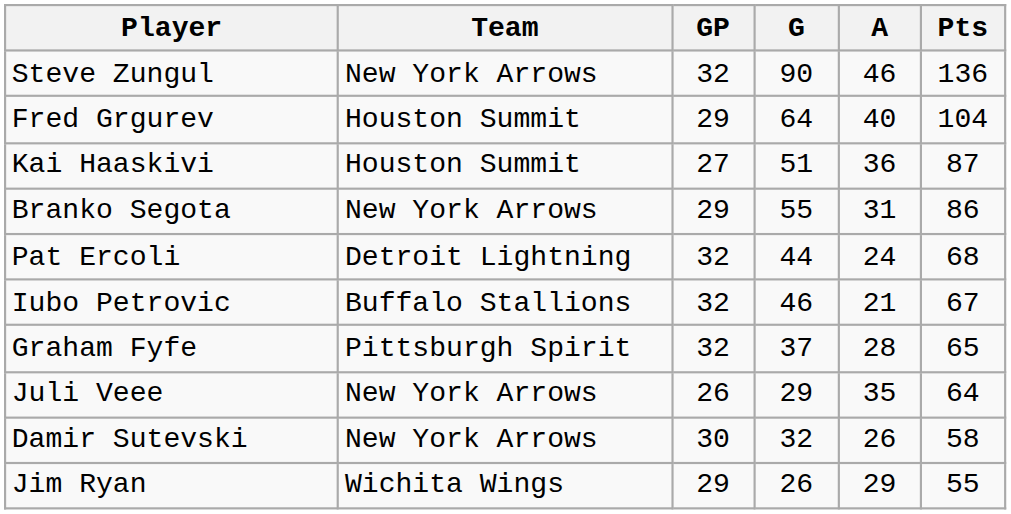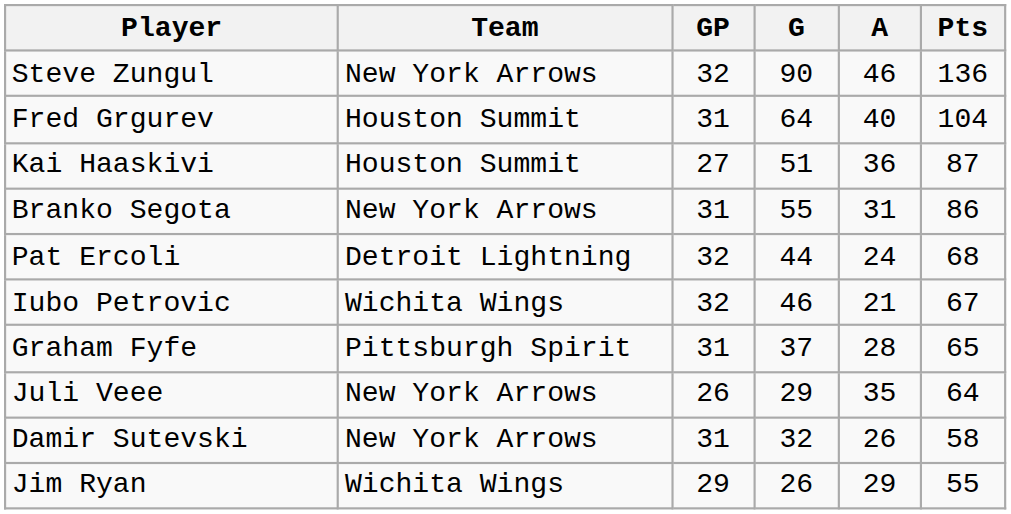(713, 119) 29 -> (713, 119) 31
(713, 211) 29 -> (713, 211) 31
(488, 303) Buffalo Stallions -> (454, 303) Wichita Wings
(713, 348) 32 -> (713, 348) 31
(713, 440) 30 -> (713, 440) 31
